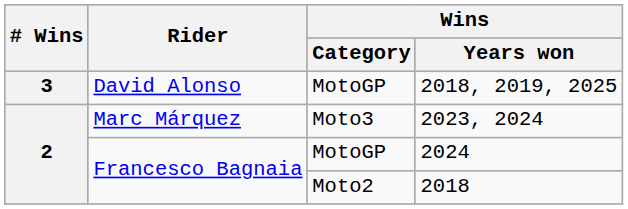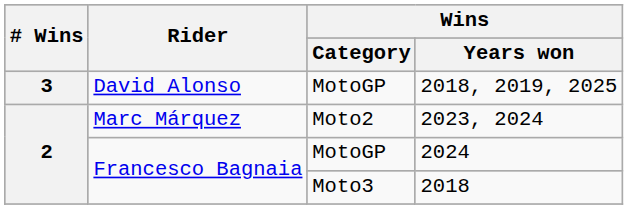(343, 121) Moto3 -> (343, 121) Moto2
(343, 187) Moto2 -> (343, 187) Moto3
